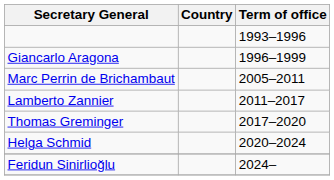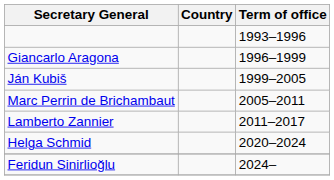+ row: (37, 79)
- row: (65, 121)
